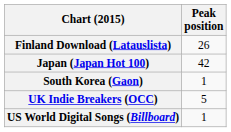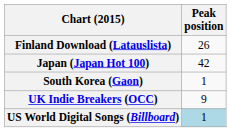(204, 99) 5 -> (204, 99) 9
(204, 117) no background -> (204, 117) lightblue background
